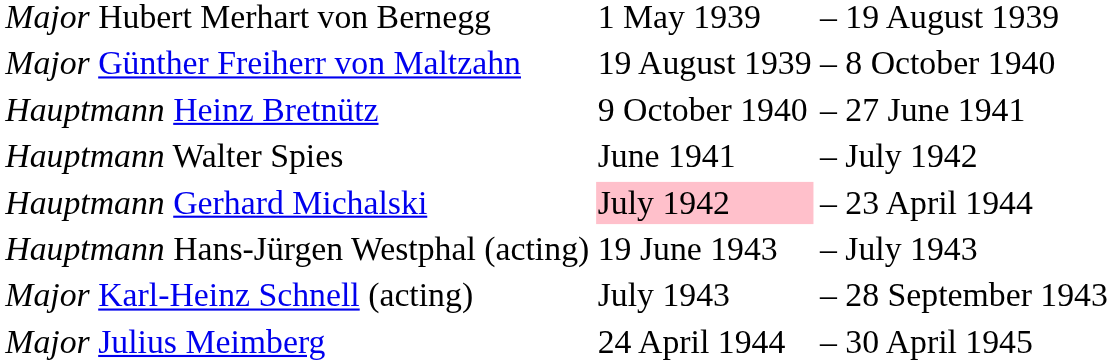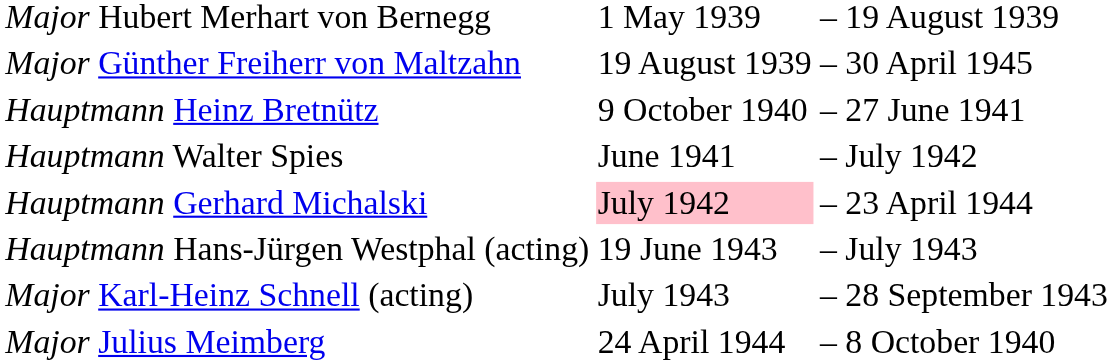(950, 63) 8 October 1940 -> (939, 63) 30 April 1945
(939, 341) 30 April 1945 -> (950, 341) 8 October 1940
